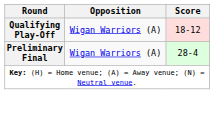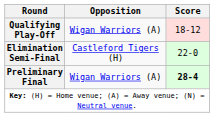+ row: (35, 53)
(188, 53) normal -> (188, 77) bold
